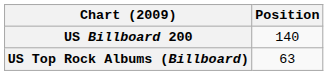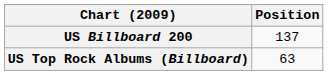(287, 37) 140 -> (287, 37) 137
